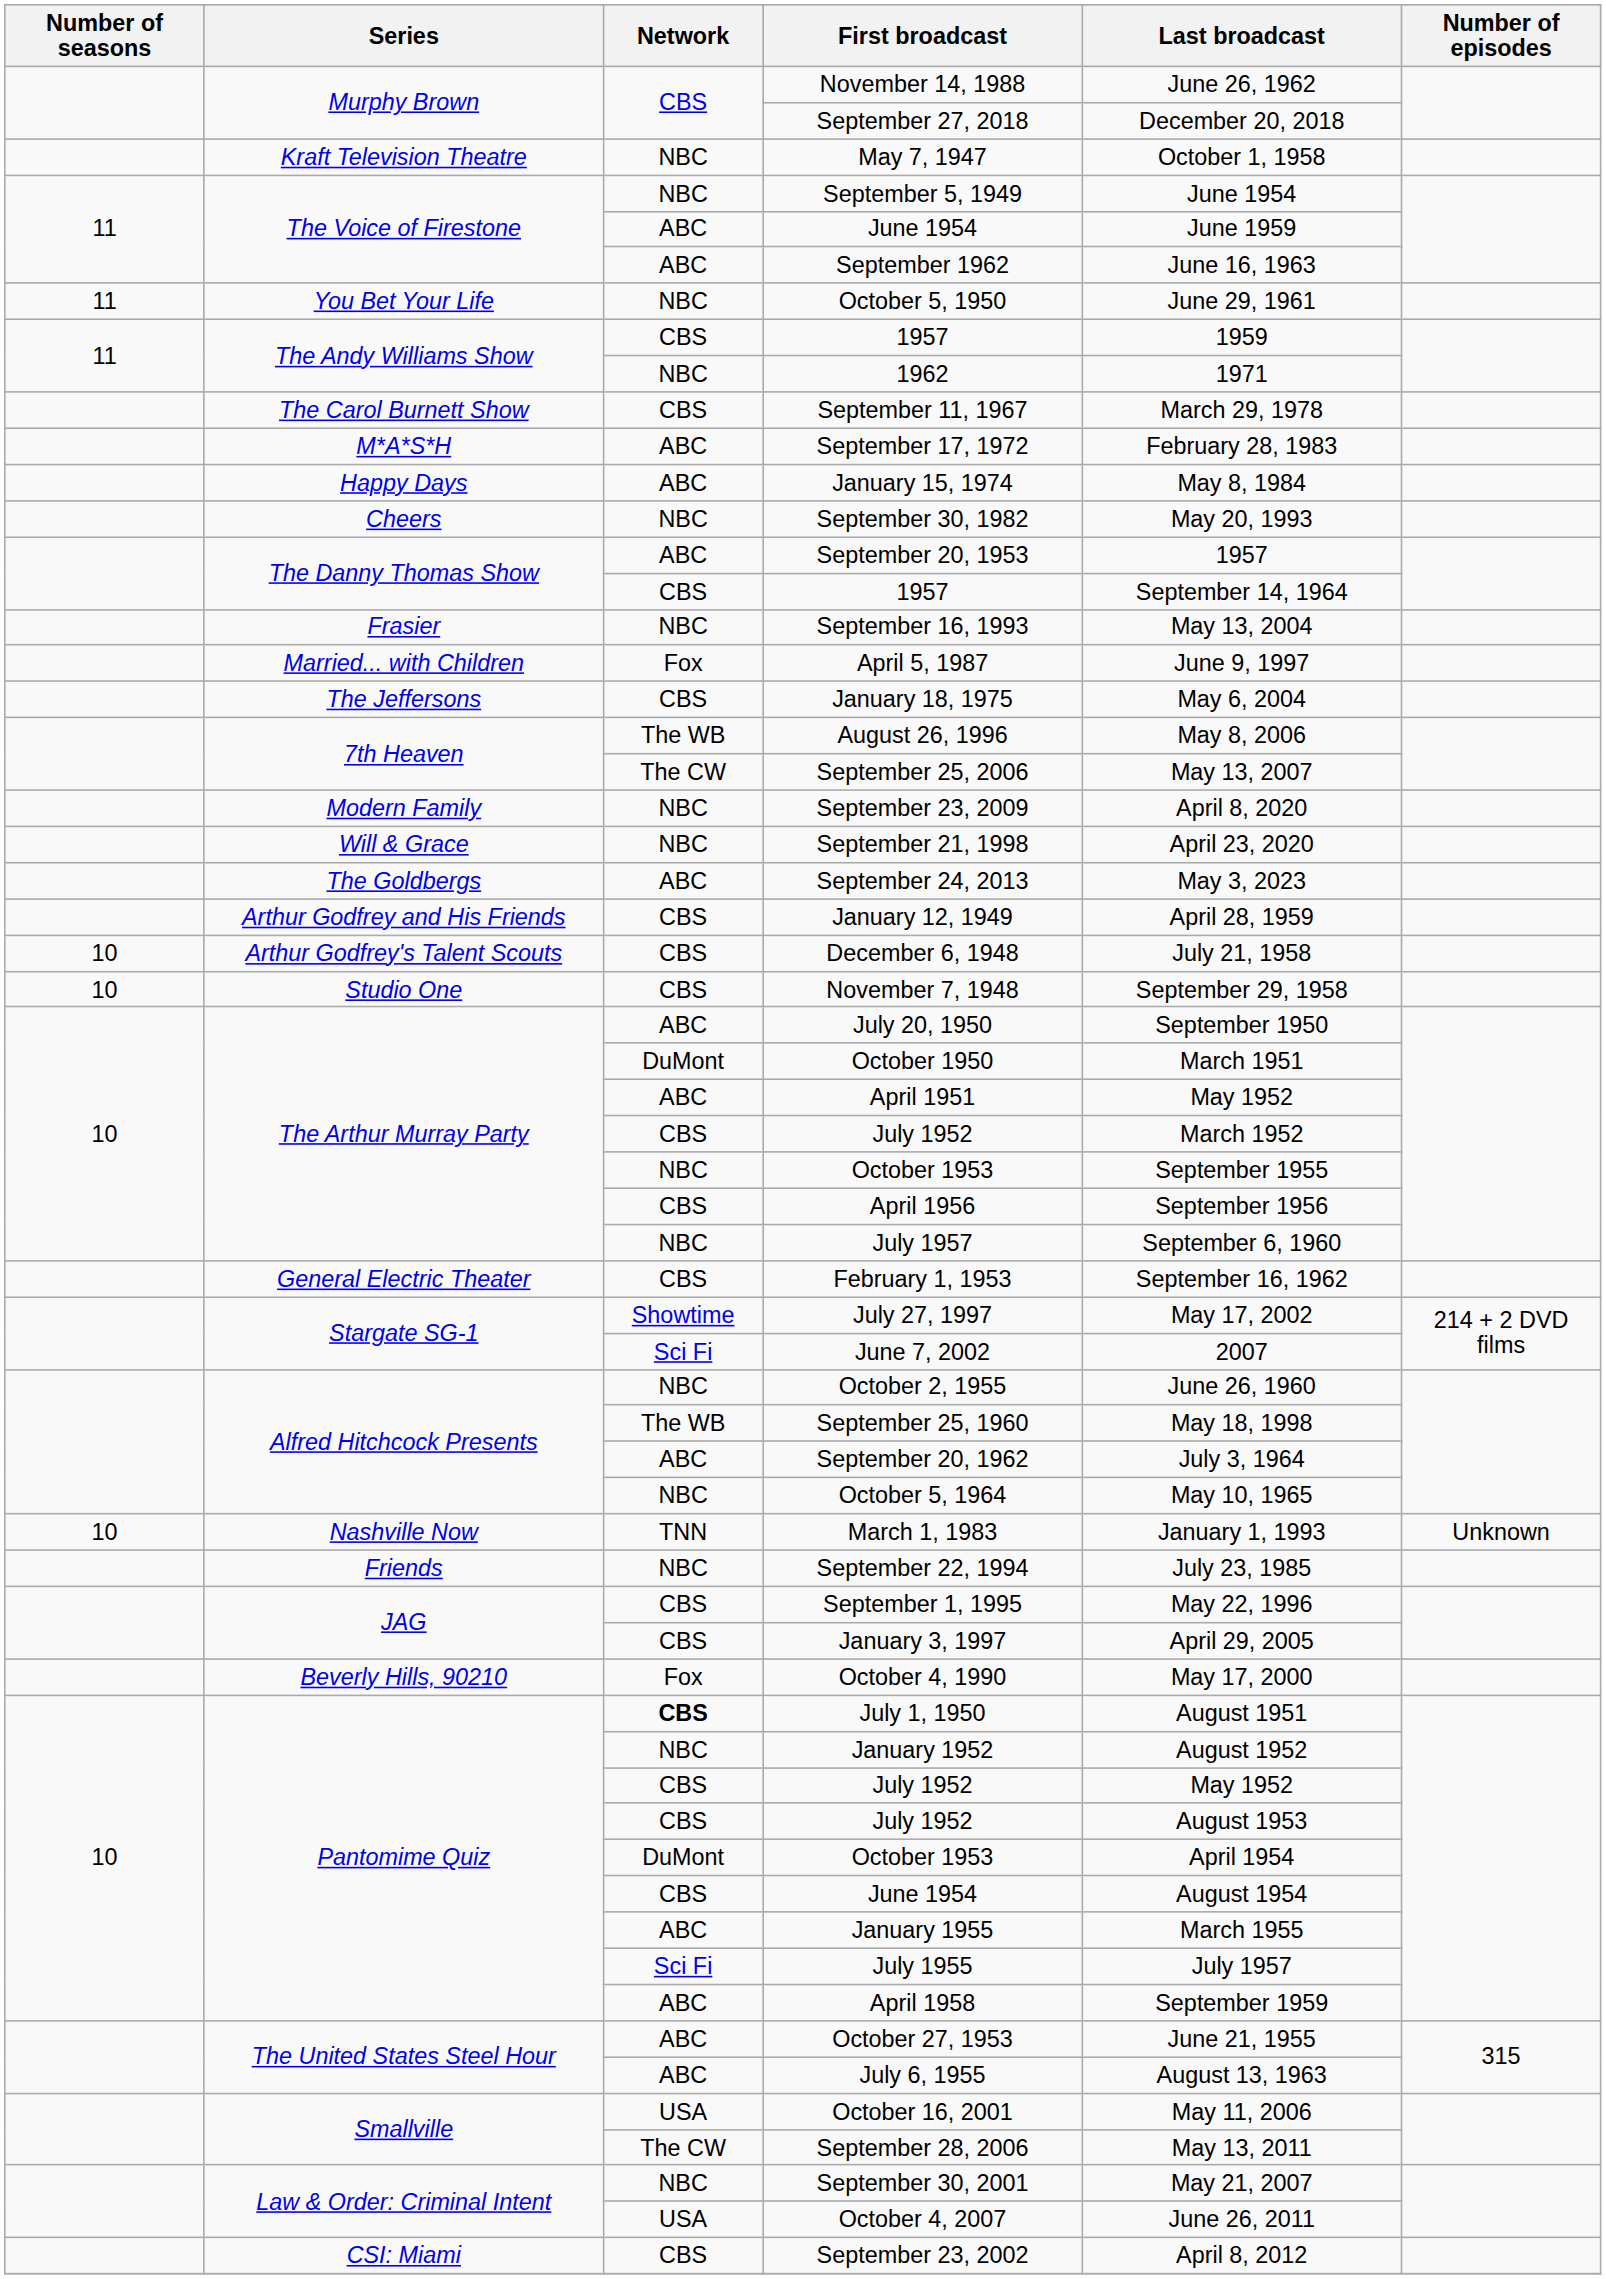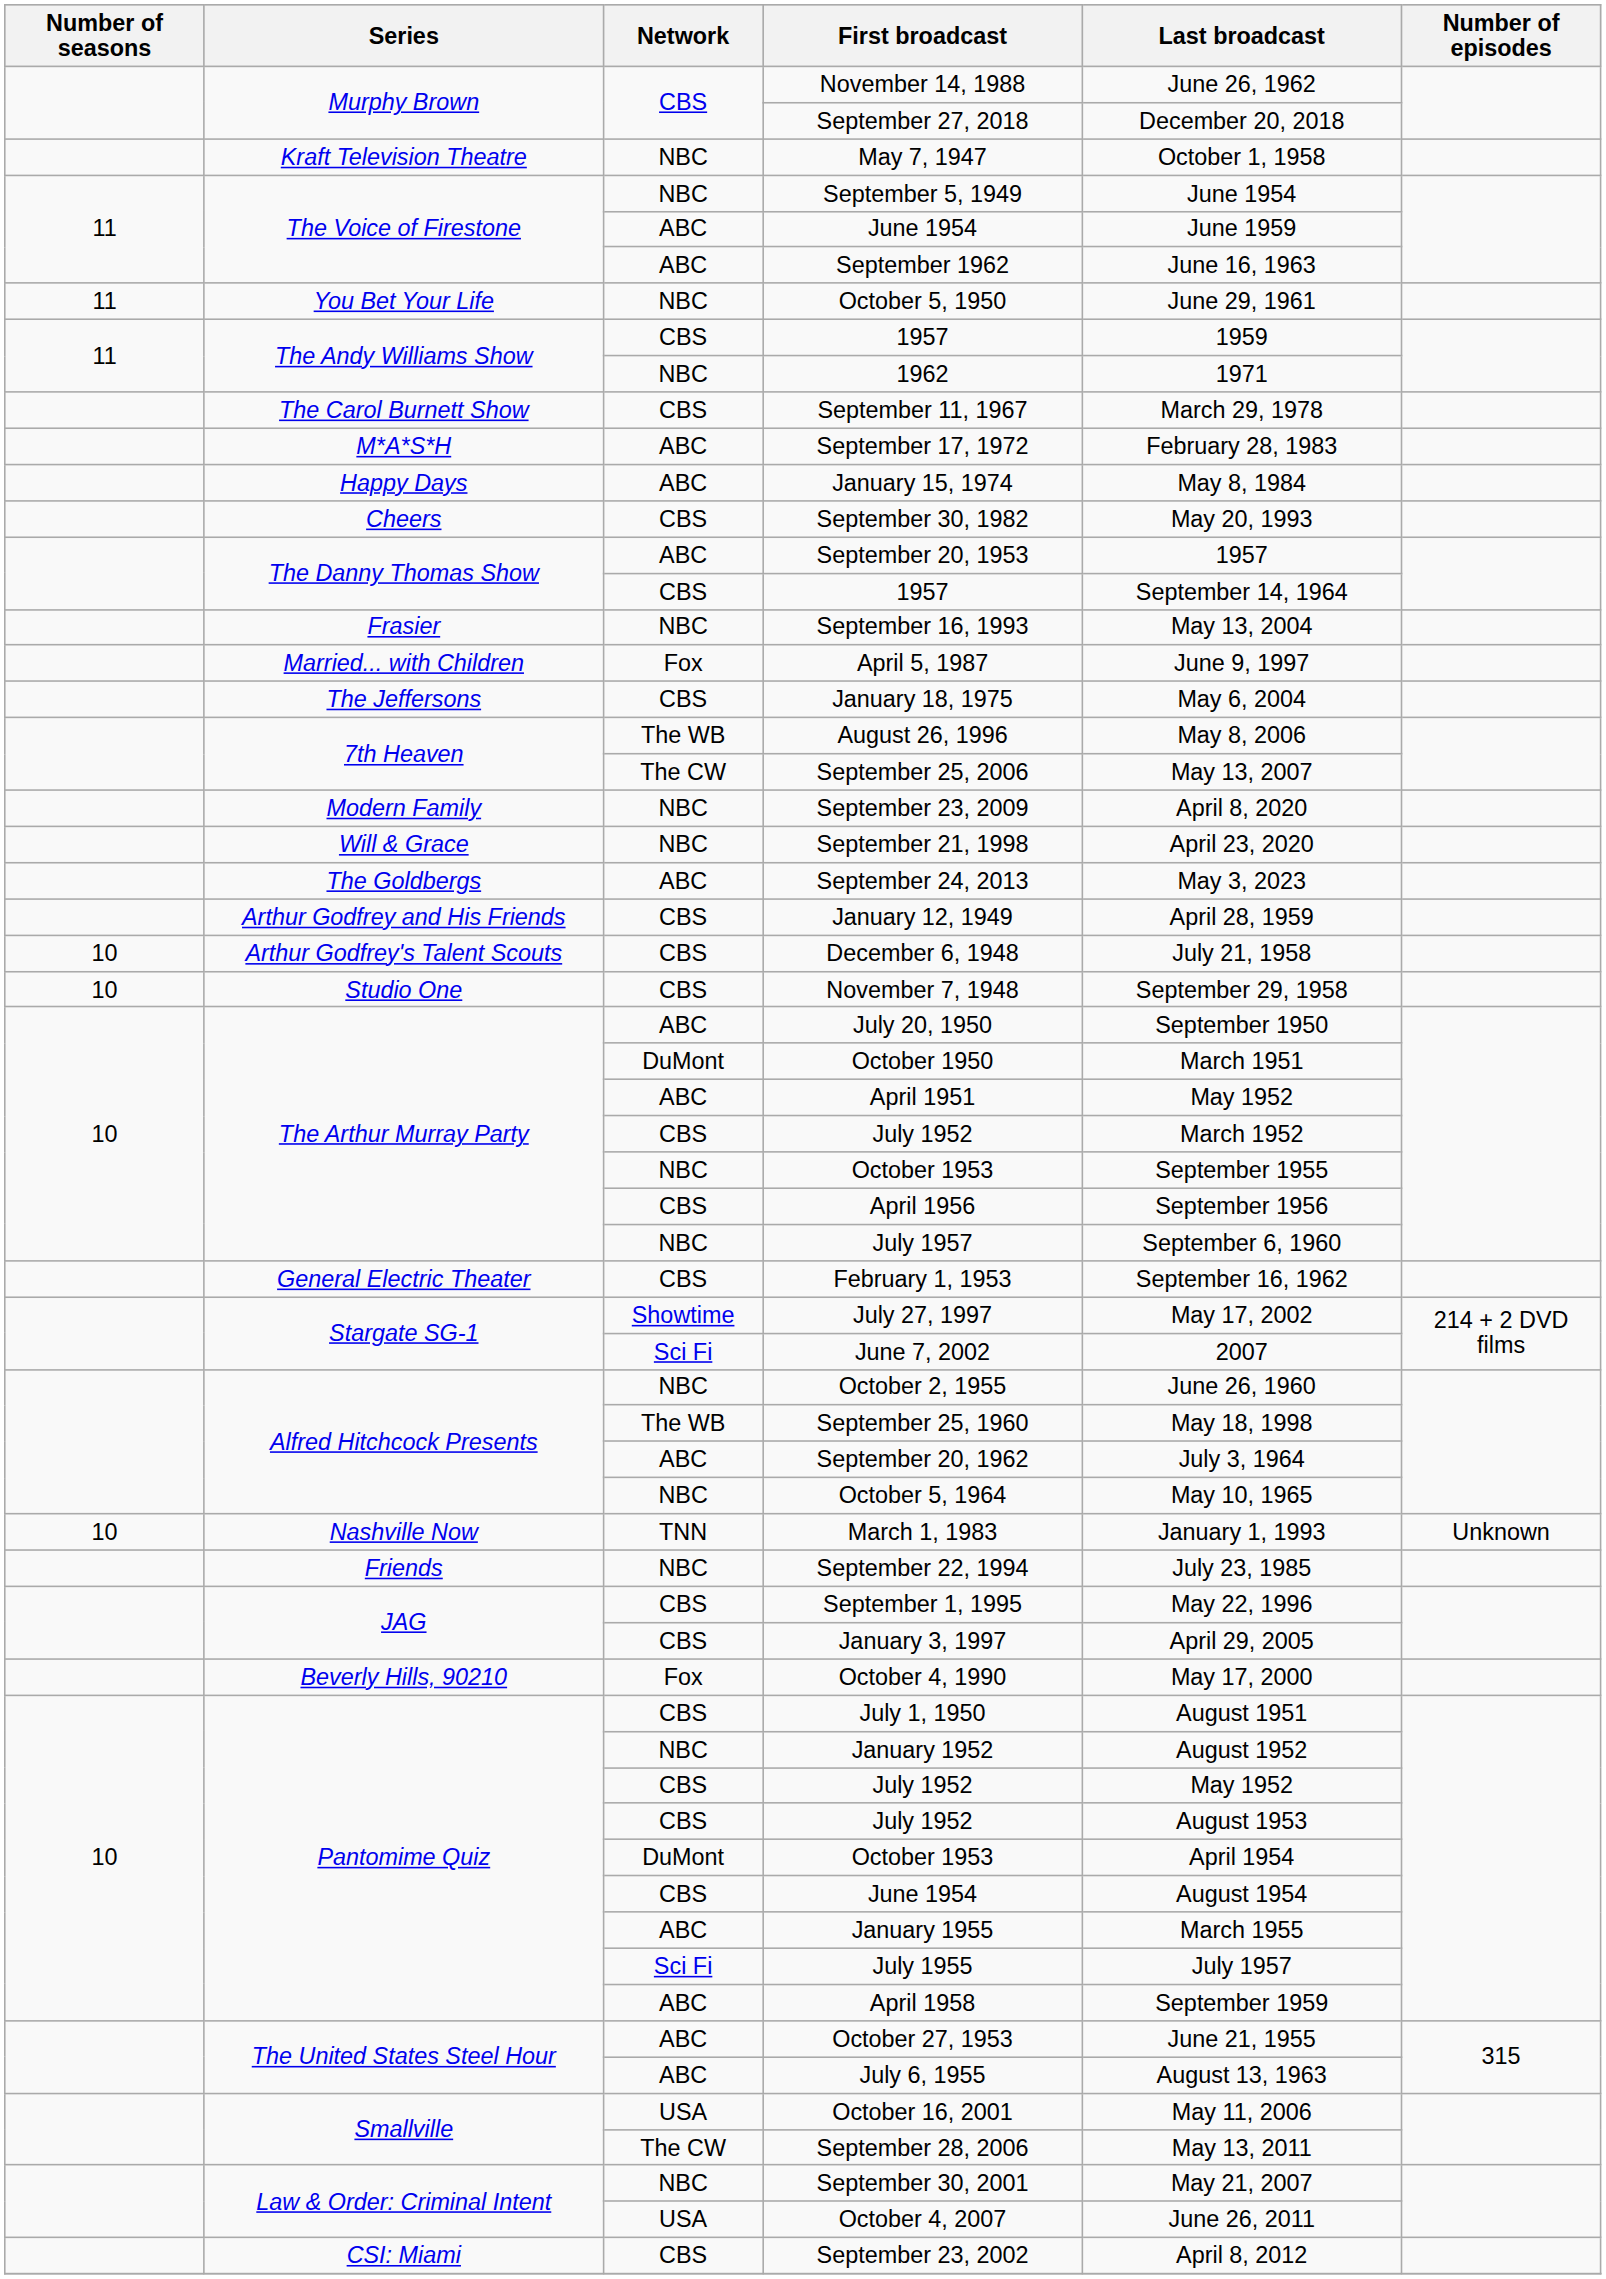(683, 518) NBC -> (683, 518) CBS
(683, 1713) bold -> (683, 1713) normal
